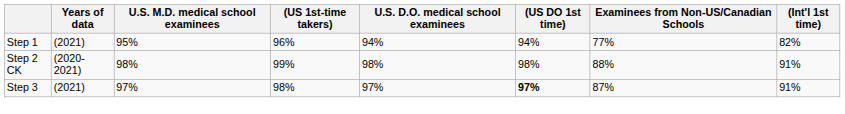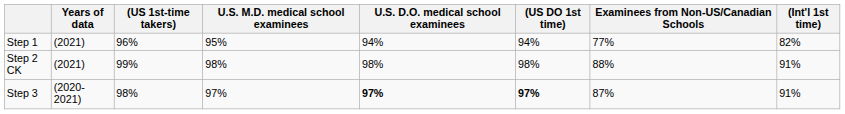columns swapped: (192, 19) <-> (315, 19)
(69, 65) (2020-2021) -> (69, 65) (2021)
(69, 88) (2021) -> (69, 94) (2020-2021)
(373, 88) normal -> (373, 94) bold
